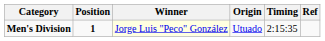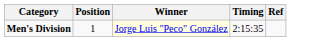- column: (247, 12)
(93, 28) bold -> (93, 28) normal
